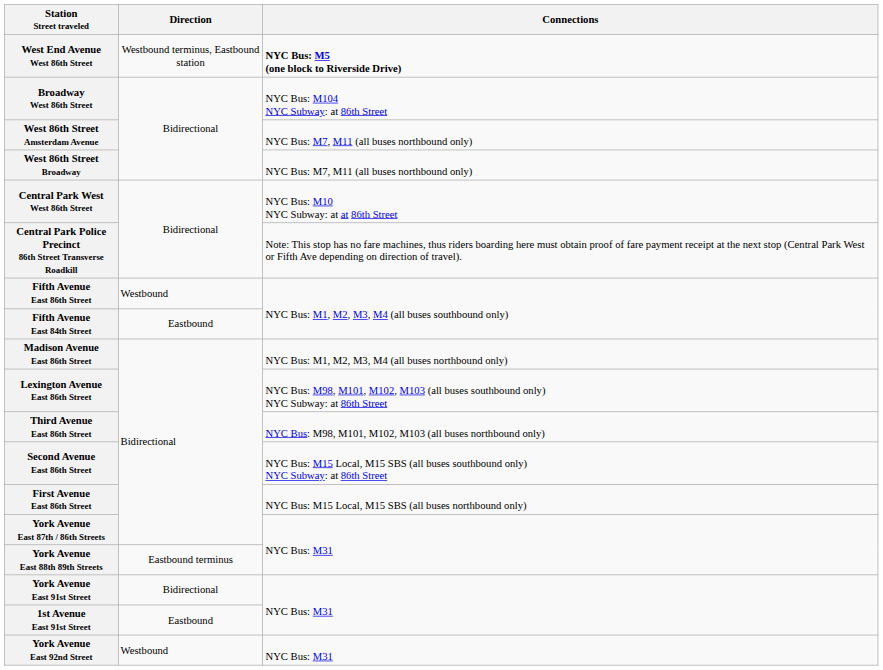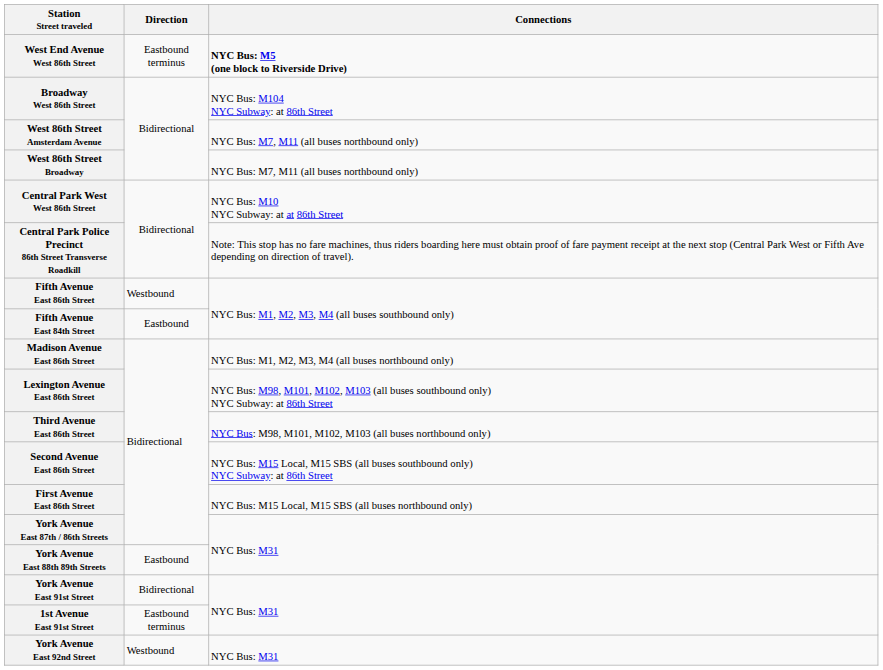(191, 56) Westbound terminus, Eastbound station -> (166, 56) Eastbound terminus
(191, 560) Eastbound terminus -> (166, 560) Eastbound
(191, 620) Eastbound -> (166, 620) Eastbound terminus
